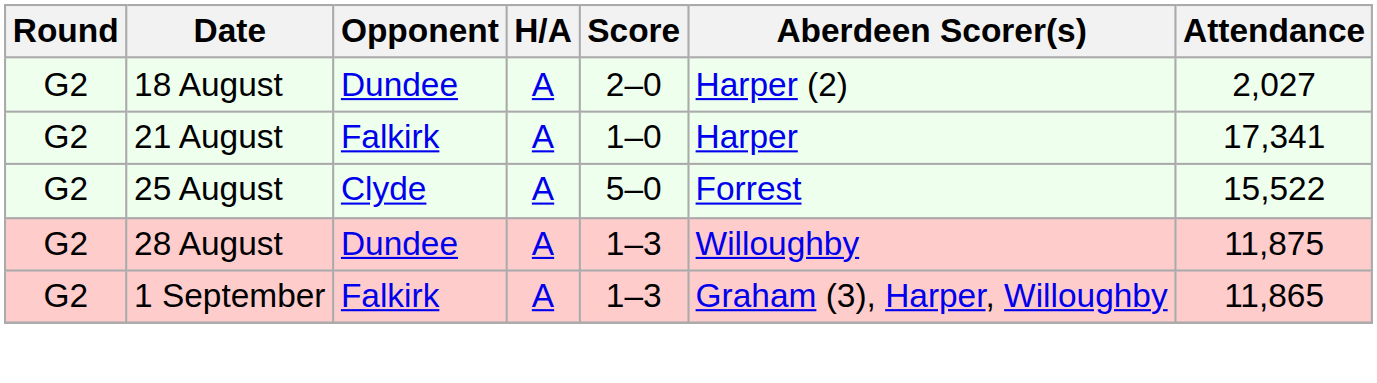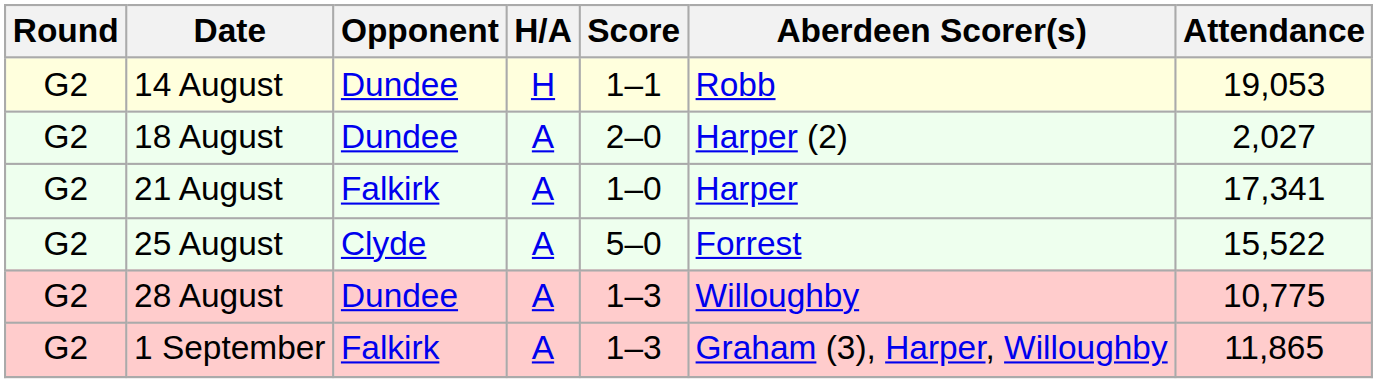+ row: (208, 84)
(1274, 243) 11,875 -> (1274, 296) 10,775
